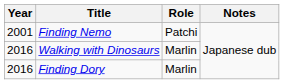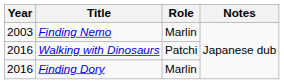(20, 32) 2001 -> (20, 32) 2003
(181, 32) Patchi -> (181, 32) Marlin
(181, 50) Marlin -> (181, 50) Patchi
